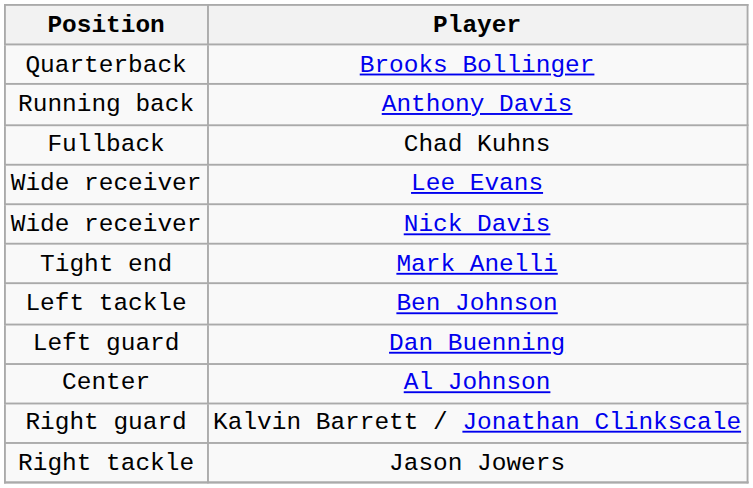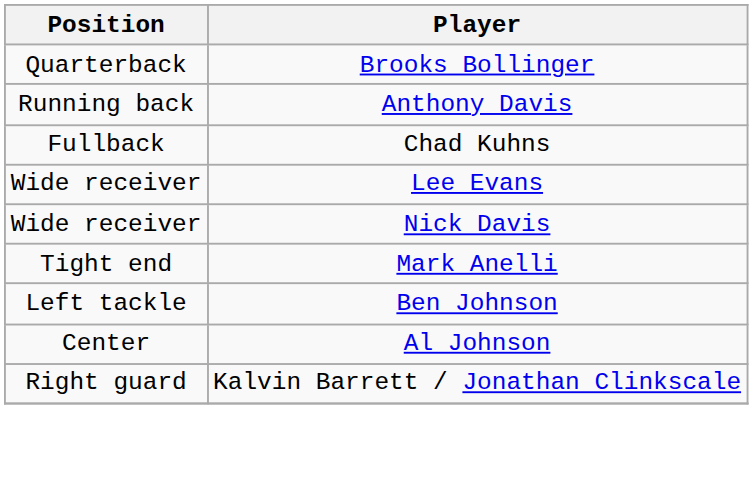- row: (477, 344)
- row: (477, 463)
